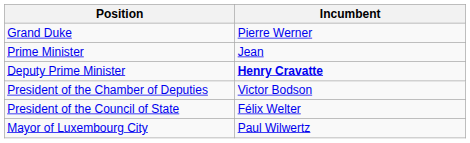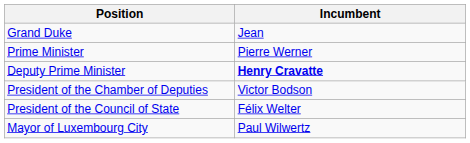(275, 33) Pierre Werner -> (251, 33) Jean
(251, 52) Jean -> (275, 52) Pierre Werner
